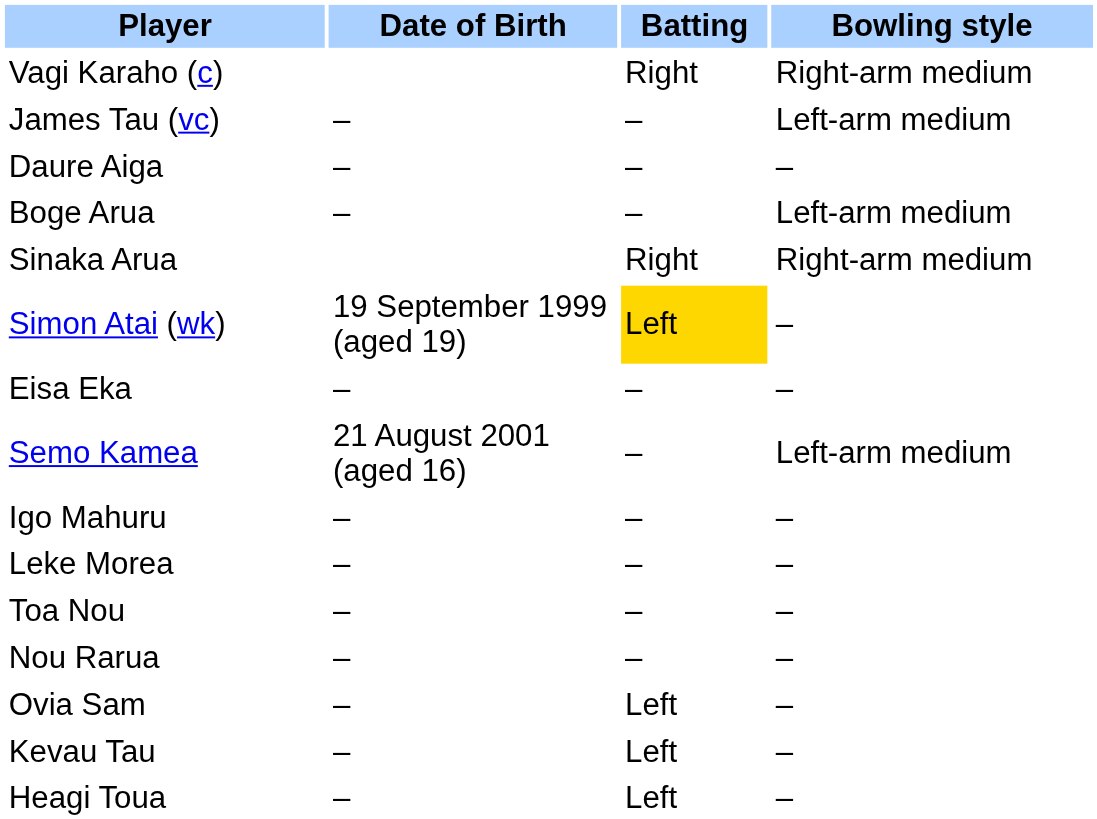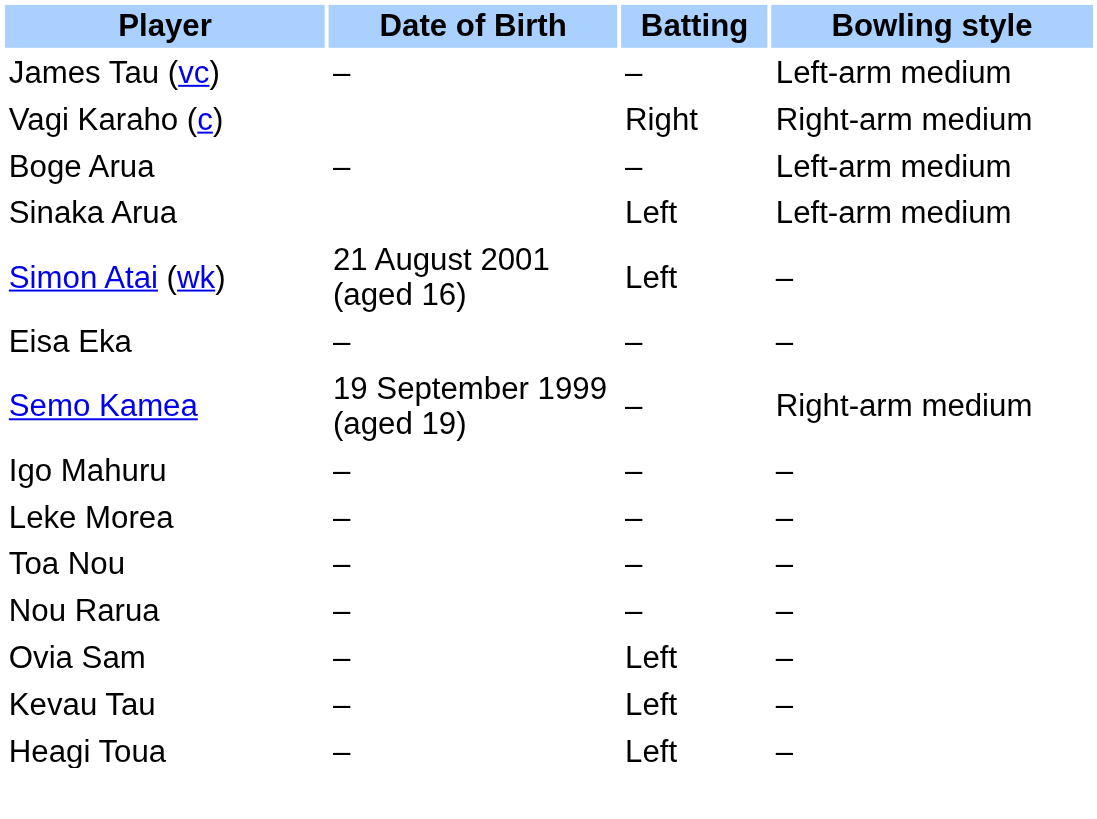rows swapped: (116, 72) <-> (114, 119)
- row: (86, 166)
(662, 259) Right -> (651, 213) Left
(904, 259) Right-arm medium -> (894, 213) Left-arm medium
(470, 324) 19 September 1999 (aged 19) -> (441, 277) 21 August 2001 (aged 16)
(651, 324) gold background -> (651, 277) no background
(441, 452) 21 August 2001 (aged 16) -> (470, 406) 19 September 1999 (aged 19)
(894, 452) Left-arm medium -> (904, 406) Right-arm medium
